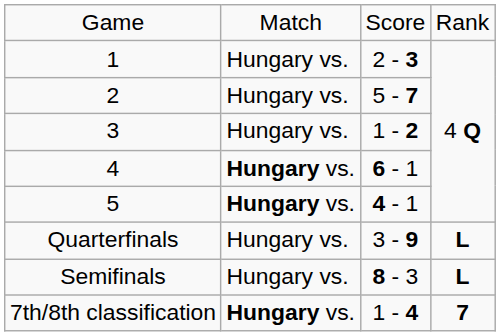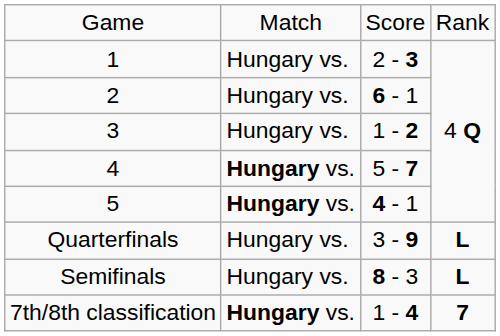(395, 95) 5 - 7 -> (395, 95) 6 - 1
(395, 167) 6 - 1 -> (395, 167) 5 - 7
